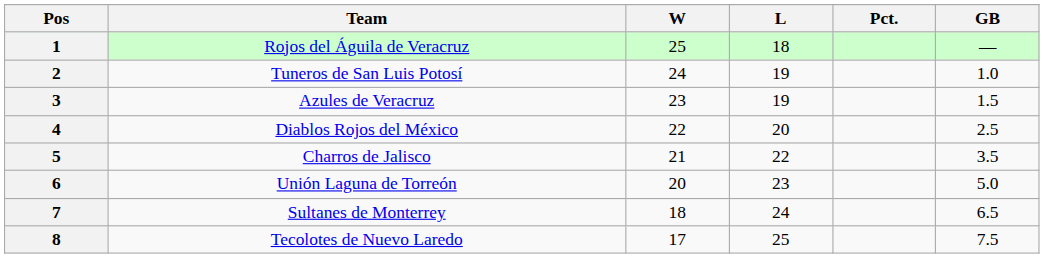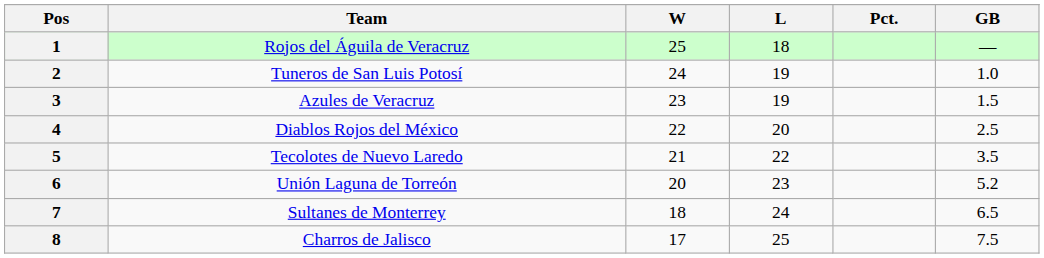(367, 156) Charros de Jalisco -> (367, 156) Tecolotes de Nuevo Laredo
(988, 184) 5.0 -> (988, 184) 5.2
(367, 239) Tecolotes de Nuevo Laredo -> (367, 239) Charros de Jalisco
